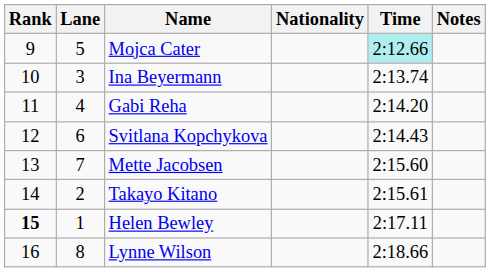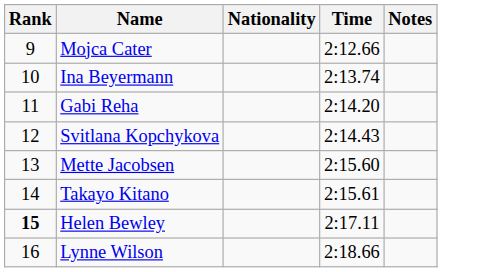- column: (80, 19)
(400, 48) paleturquoise background -> (352, 48) no background
